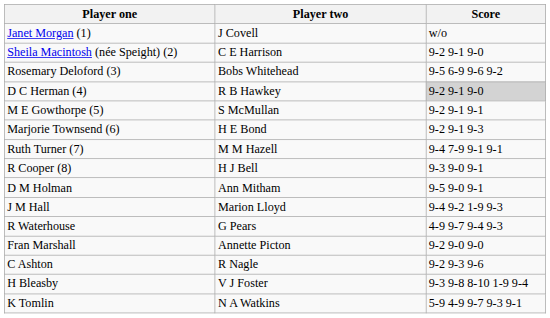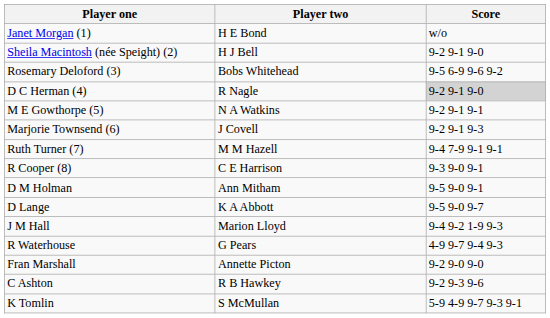(238, 33) J Covell -> (242, 33) H E Bond
(250, 52) C E Harrison -> (238, 52) H J Bell
(249, 91) R B Hawkey -> (238, 91) R Nagle
(249, 110) S McMullan -> (249, 110) N A Watkins
(242, 129) H E Bond -> (238, 129) J Covell
(238, 168) H J Bell -> (250, 168) C E Harrison
+ row: (28, 206)
(238, 264) R Nagle -> (249, 284) R B Hawkey
- row: (33, 284)
(249, 303) N A Watkins -> (249, 303) S McMullan
